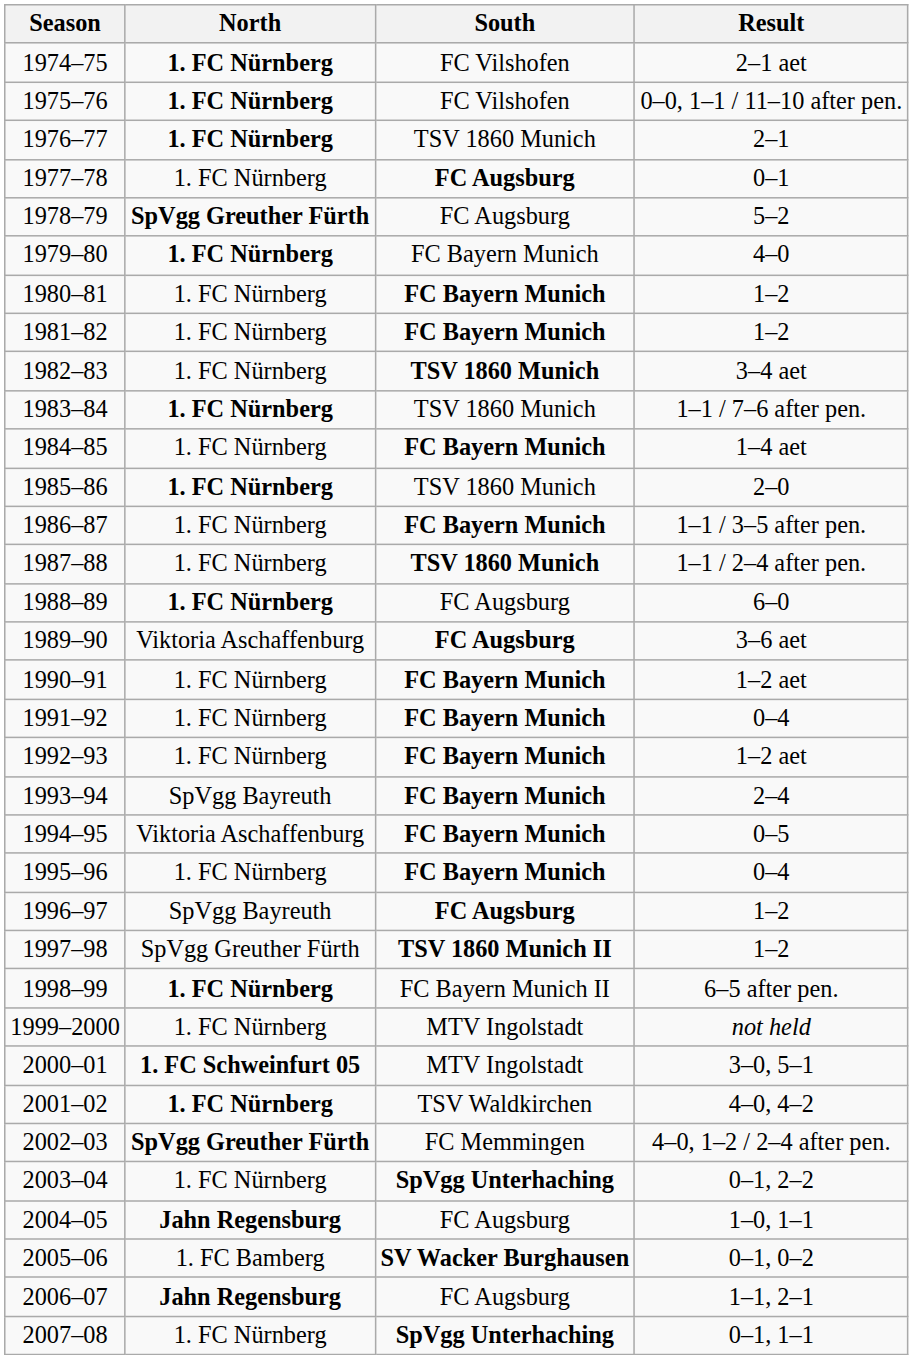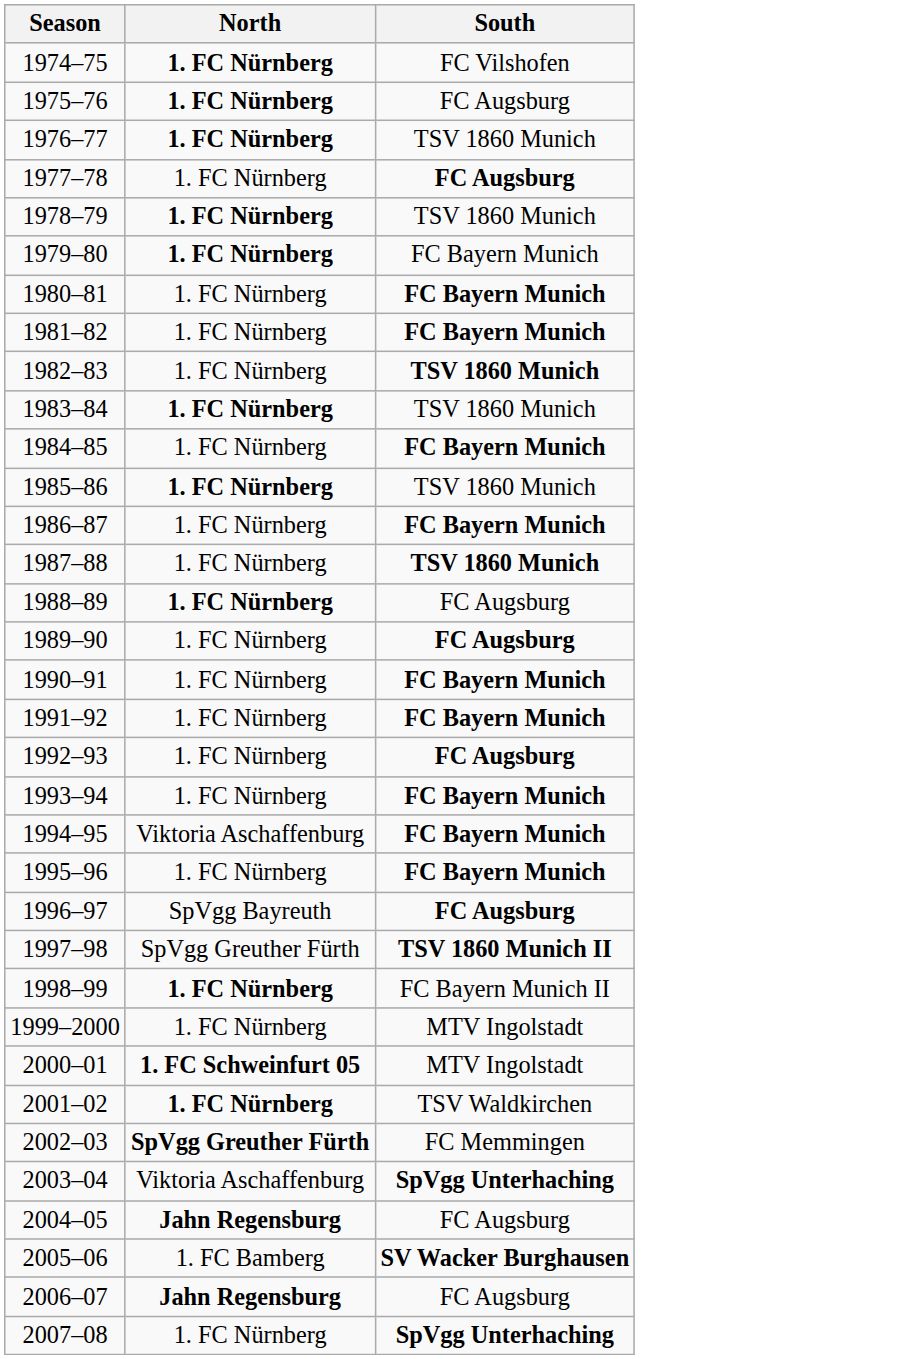- column: (771, 23)
(505, 100) FC Vilshofen -> (505, 100) FC Augsburg
(250, 216) SpVgg Greuther Fürth -> (250, 216) 1. FC Nürnberg
(505, 216) FC Augsburg -> (505, 216) TSV 1860 Munich
(250, 640) Viktoria Aschaffenburg -> (250, 640) 1. FC Nürnberg
(505, 756) FC Bayern Munich -> (505, 756) FC Augsburg
(250, 795) SpVgg Bayreuth -> (250, 795) 1. FC Nürnberg
(250, 1180) 1. FC Nürnberg -> (250, 1180) Viktoria Aschaffenburg
